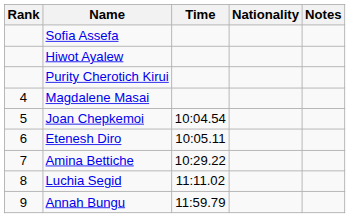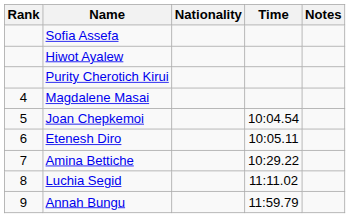columns swapped: (265, 14) <-> (200, 14)
